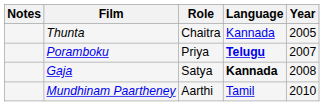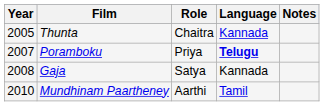columns swapped: (303, 14) <-> (24, 14)
(252, 71) bold -> (244, 71) normal
